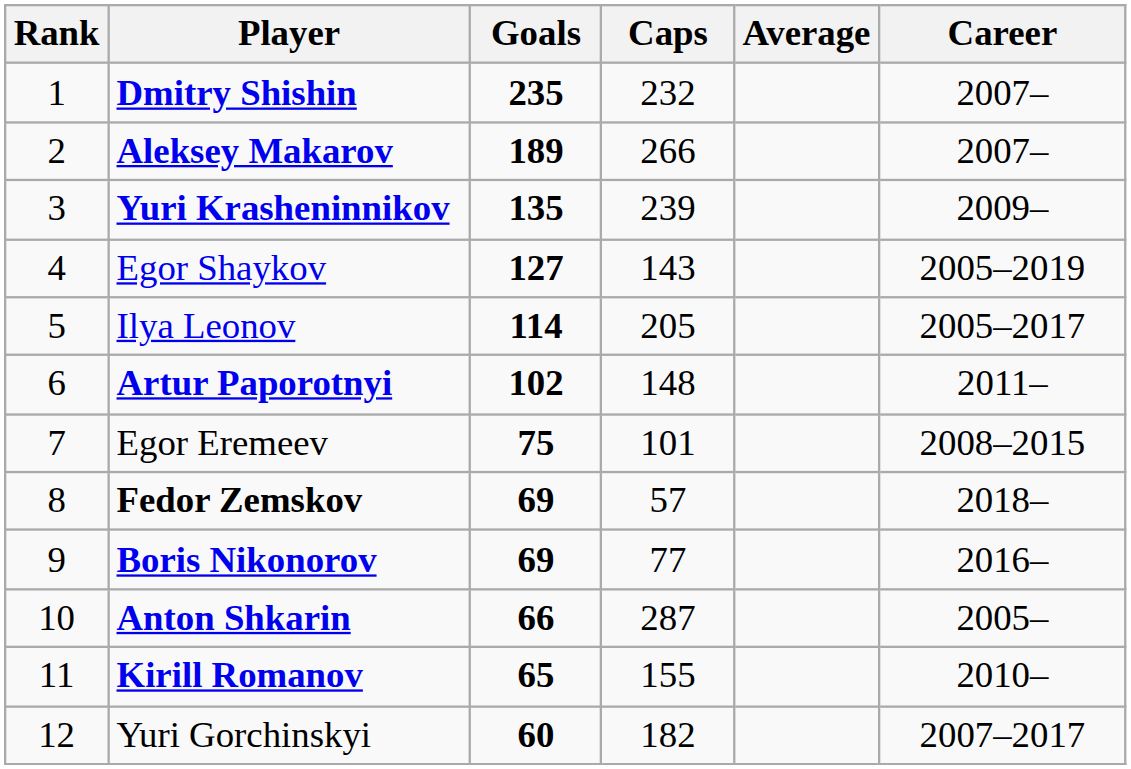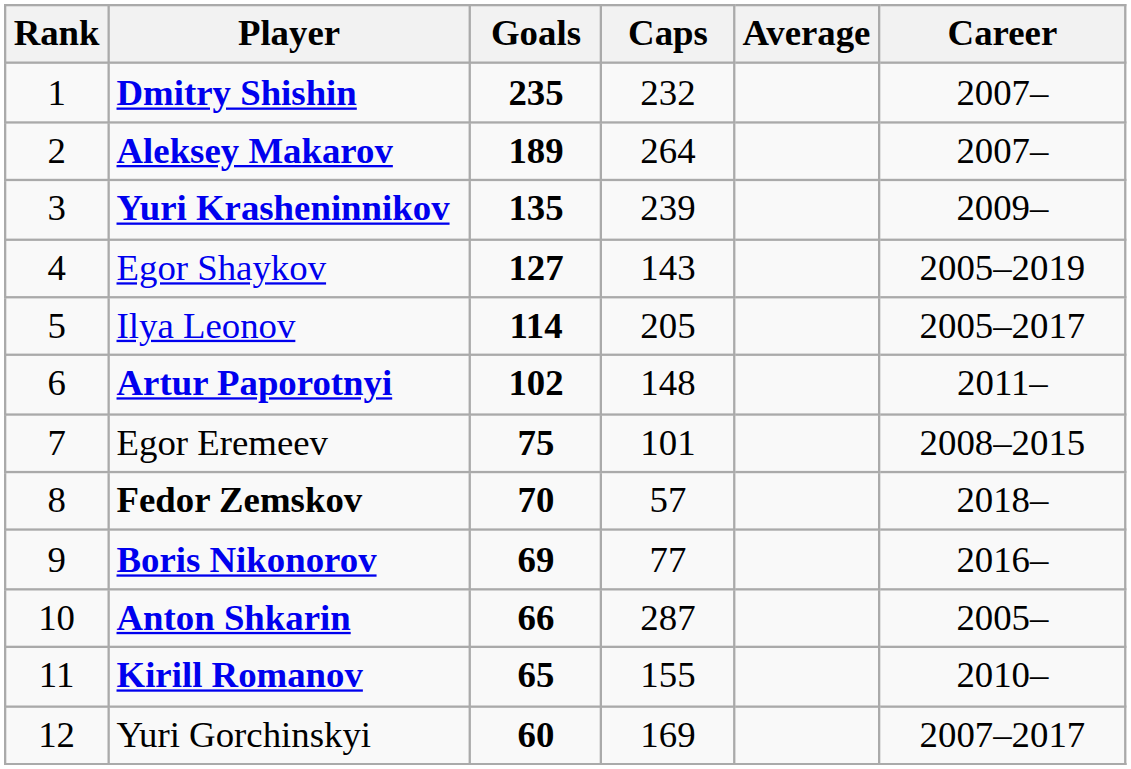(668, 150) 266 -> (668, 150) 264
(536, 500) 69 -> (536, 500) 70
(668, 734) 182 -> (668, 734) 169
